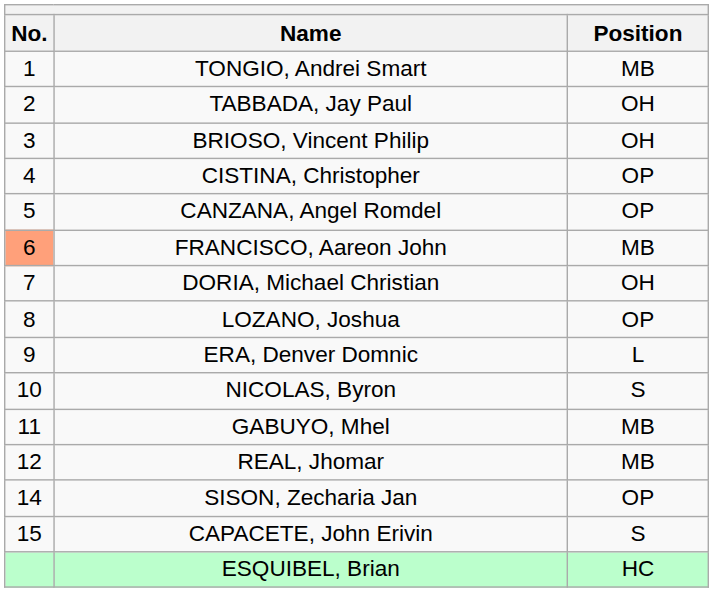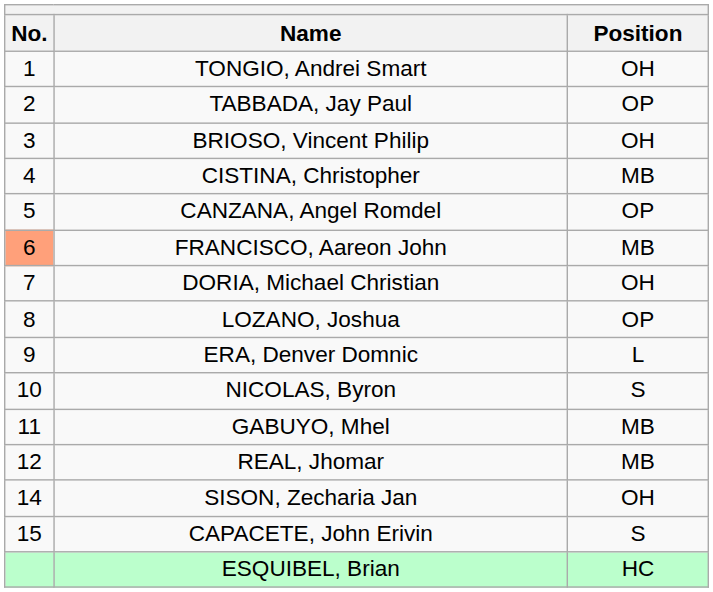(638, 68) MB -> (638, 68) OH
(638, 104) OH -> (638, 104) OP
(638, 175) OP -> (638, 175) MB
(638, 497) OP -> (638, 497) OH
